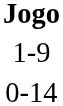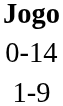rows swapped: (31, 92) <-> (31, 53)
